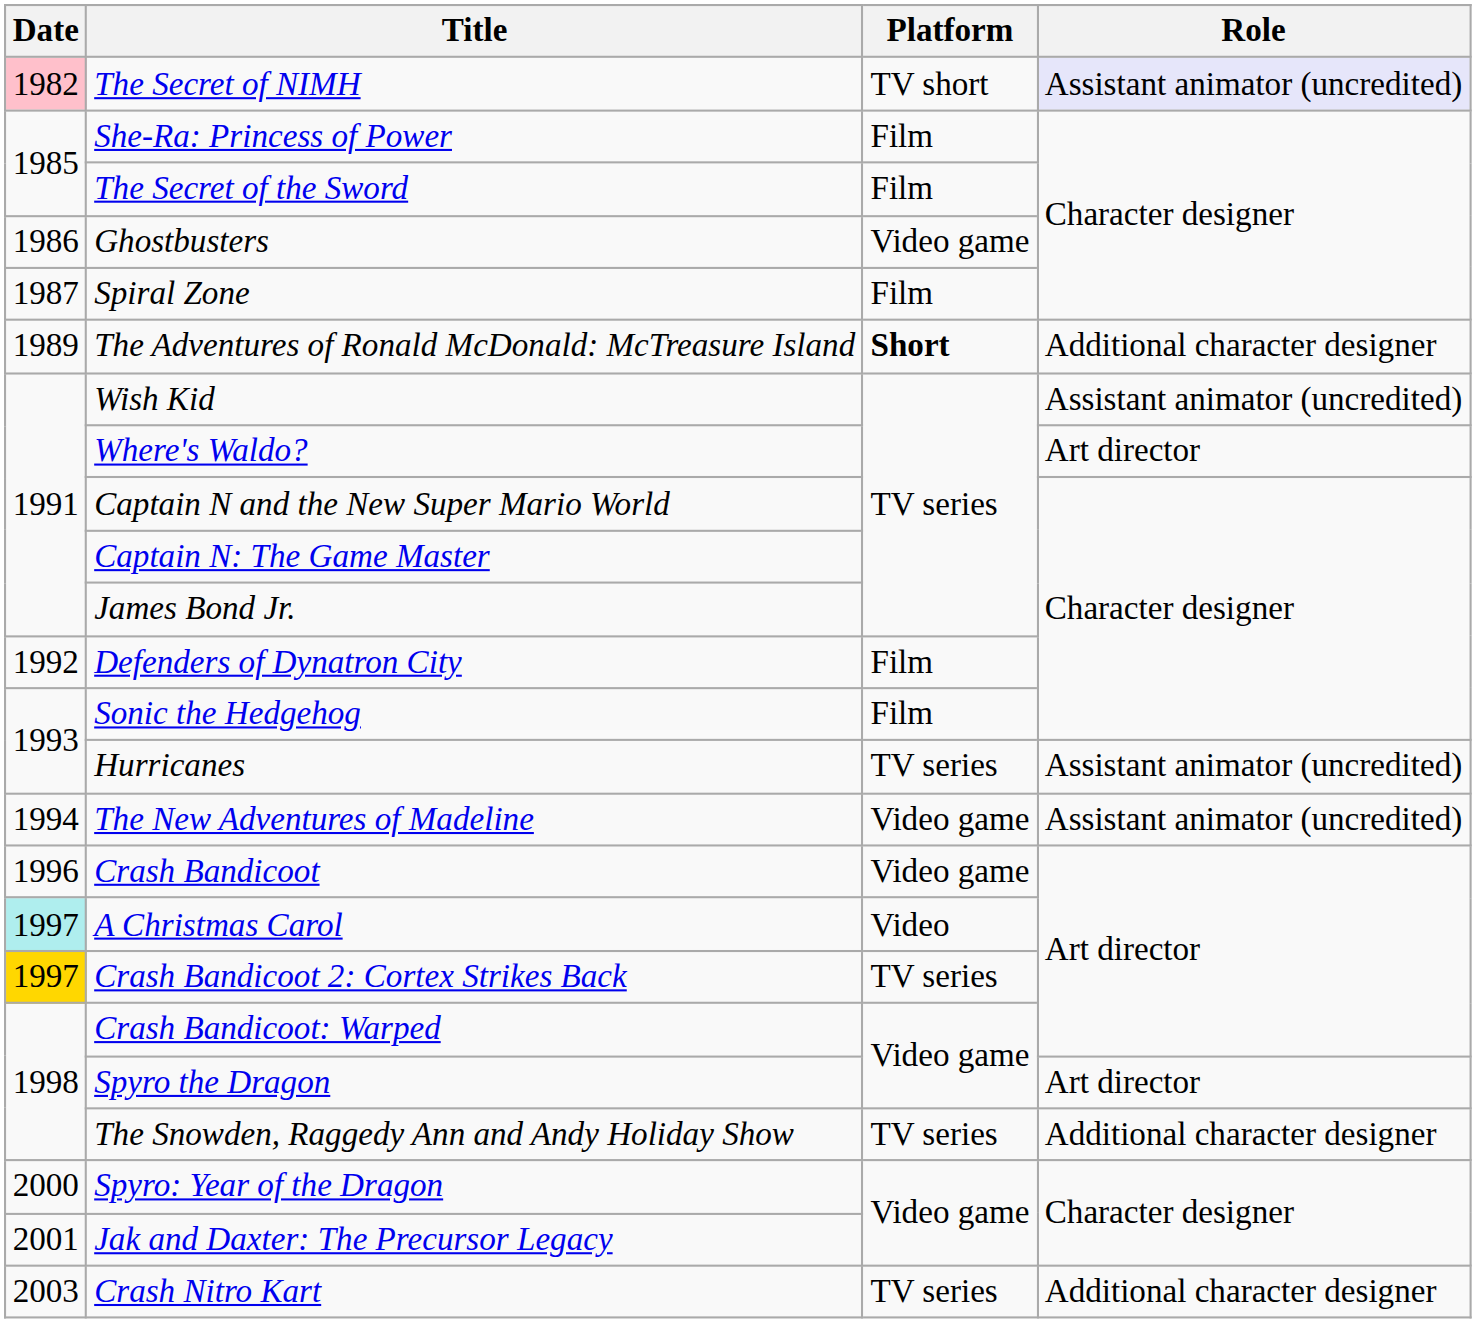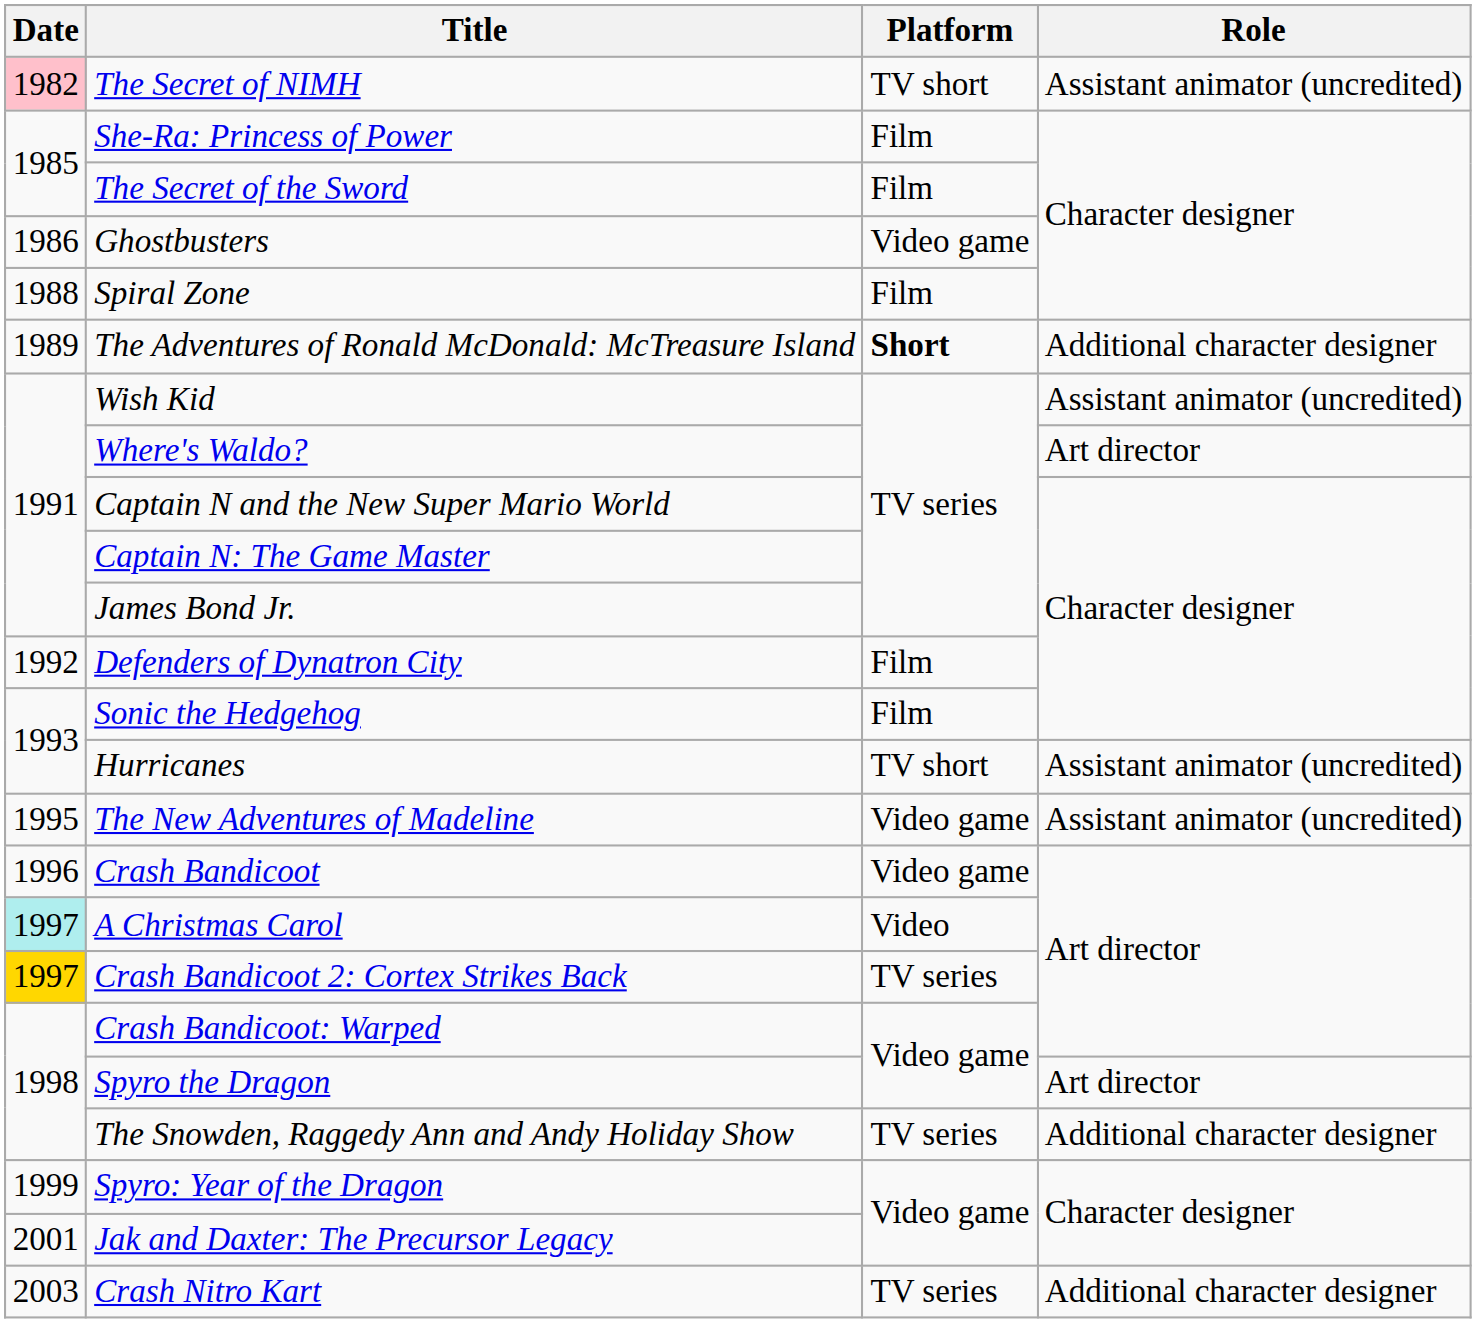(1254, 83) lavender background -> (1254, 83) no background
(46, 293) 1987 -> (46, 293) 1988
(934, 766) TV series -> (930, 766) TV short
(46, 818) 1994 -> (46, 818) 1995
(46, 1186) 2000 -> (46, 1186) 1999
